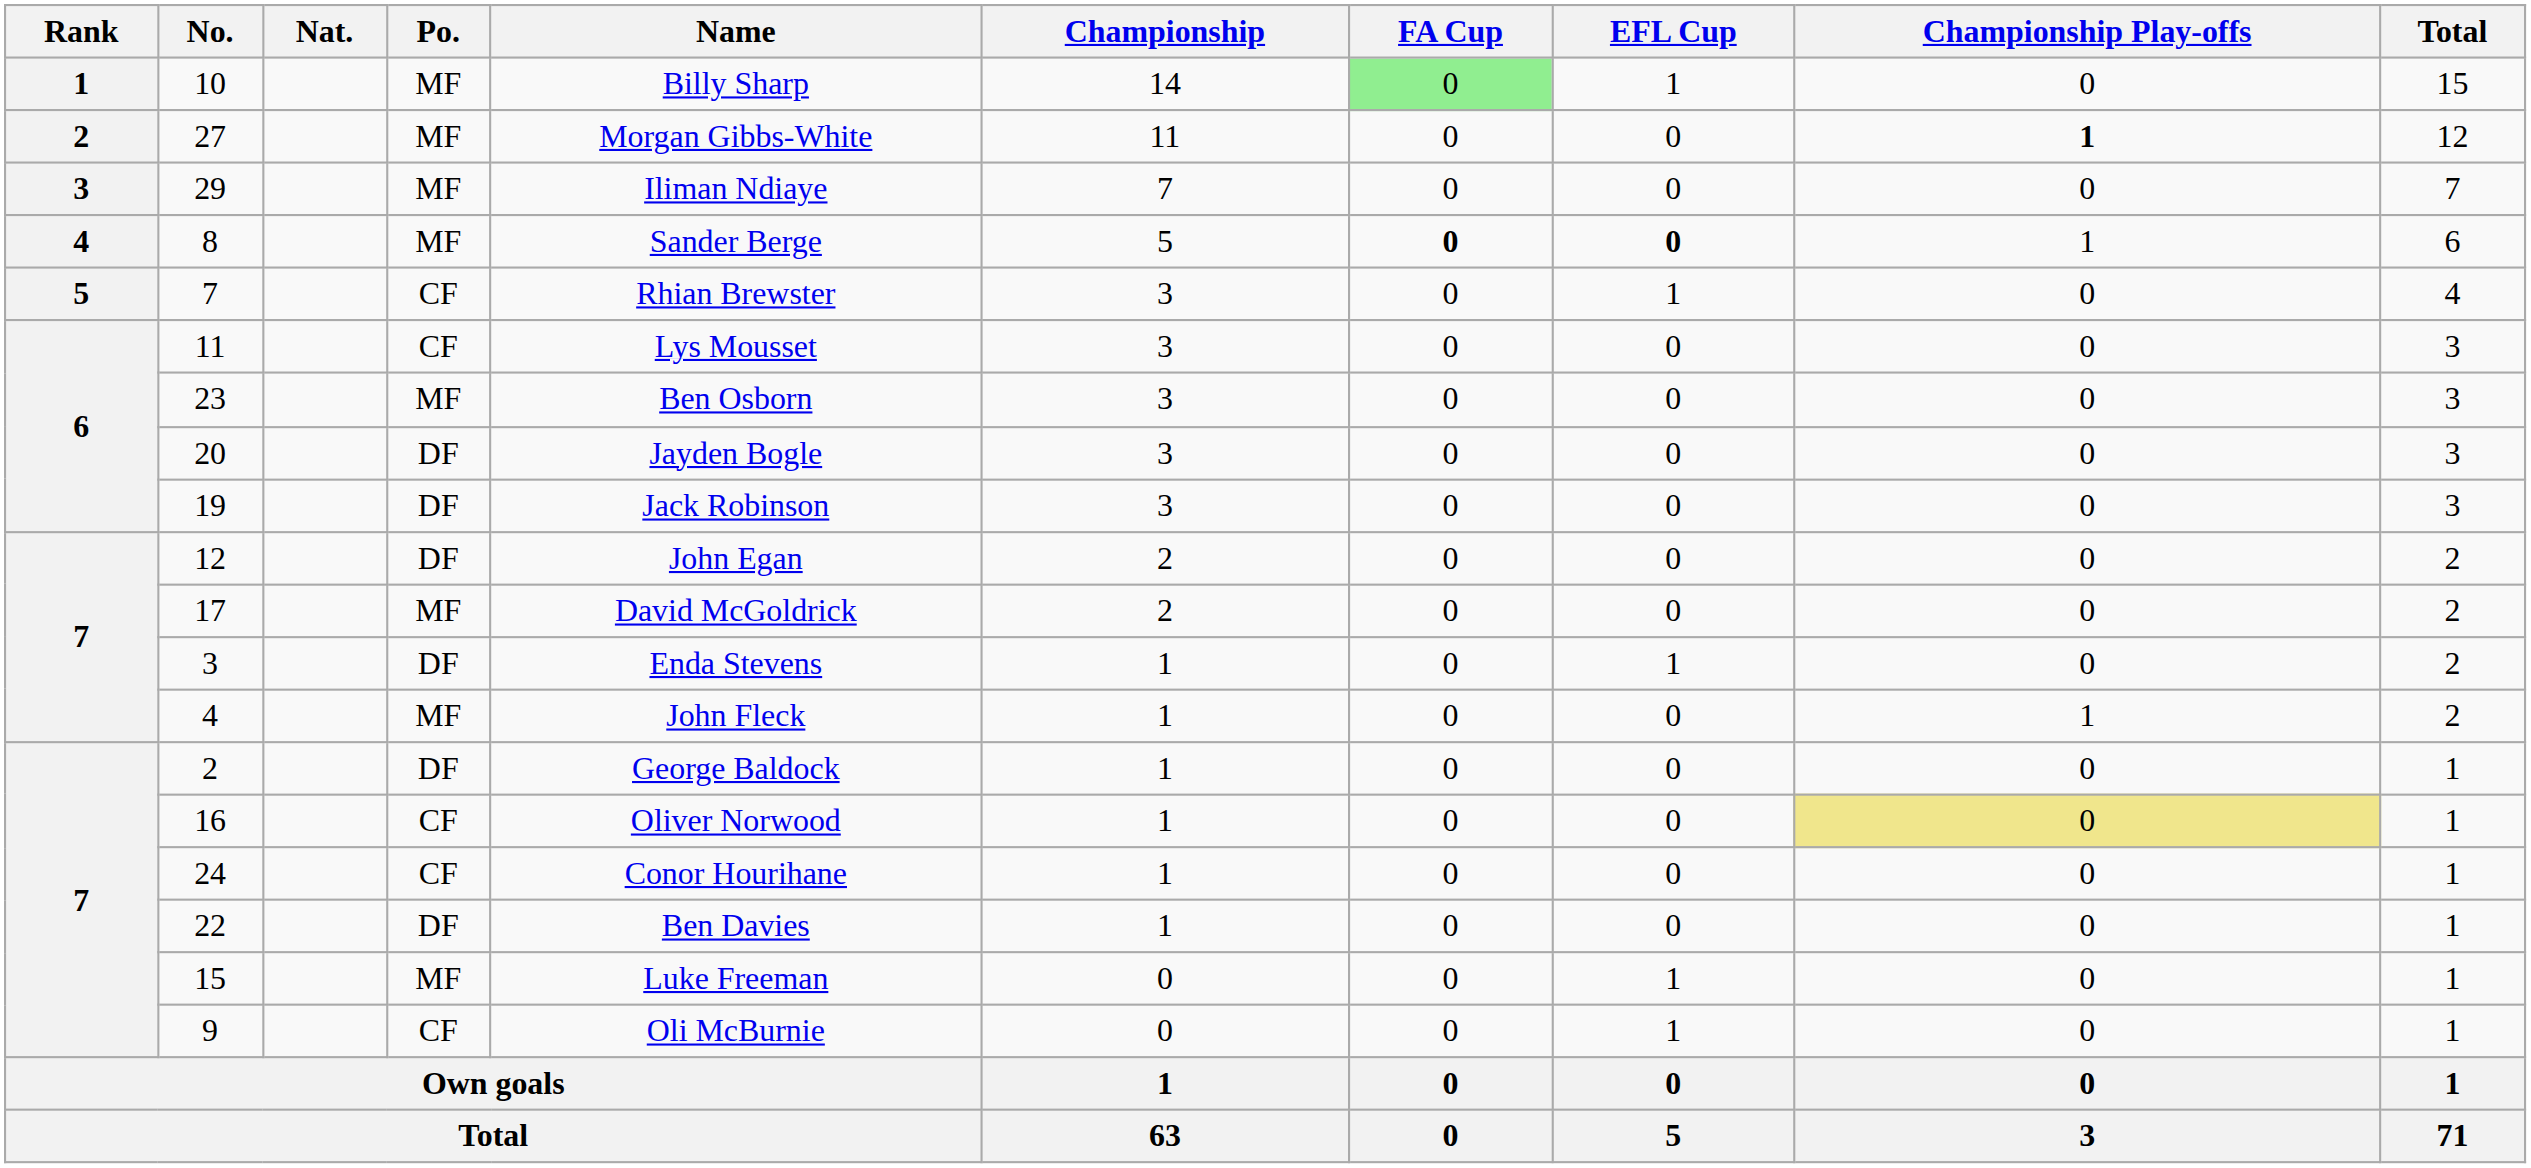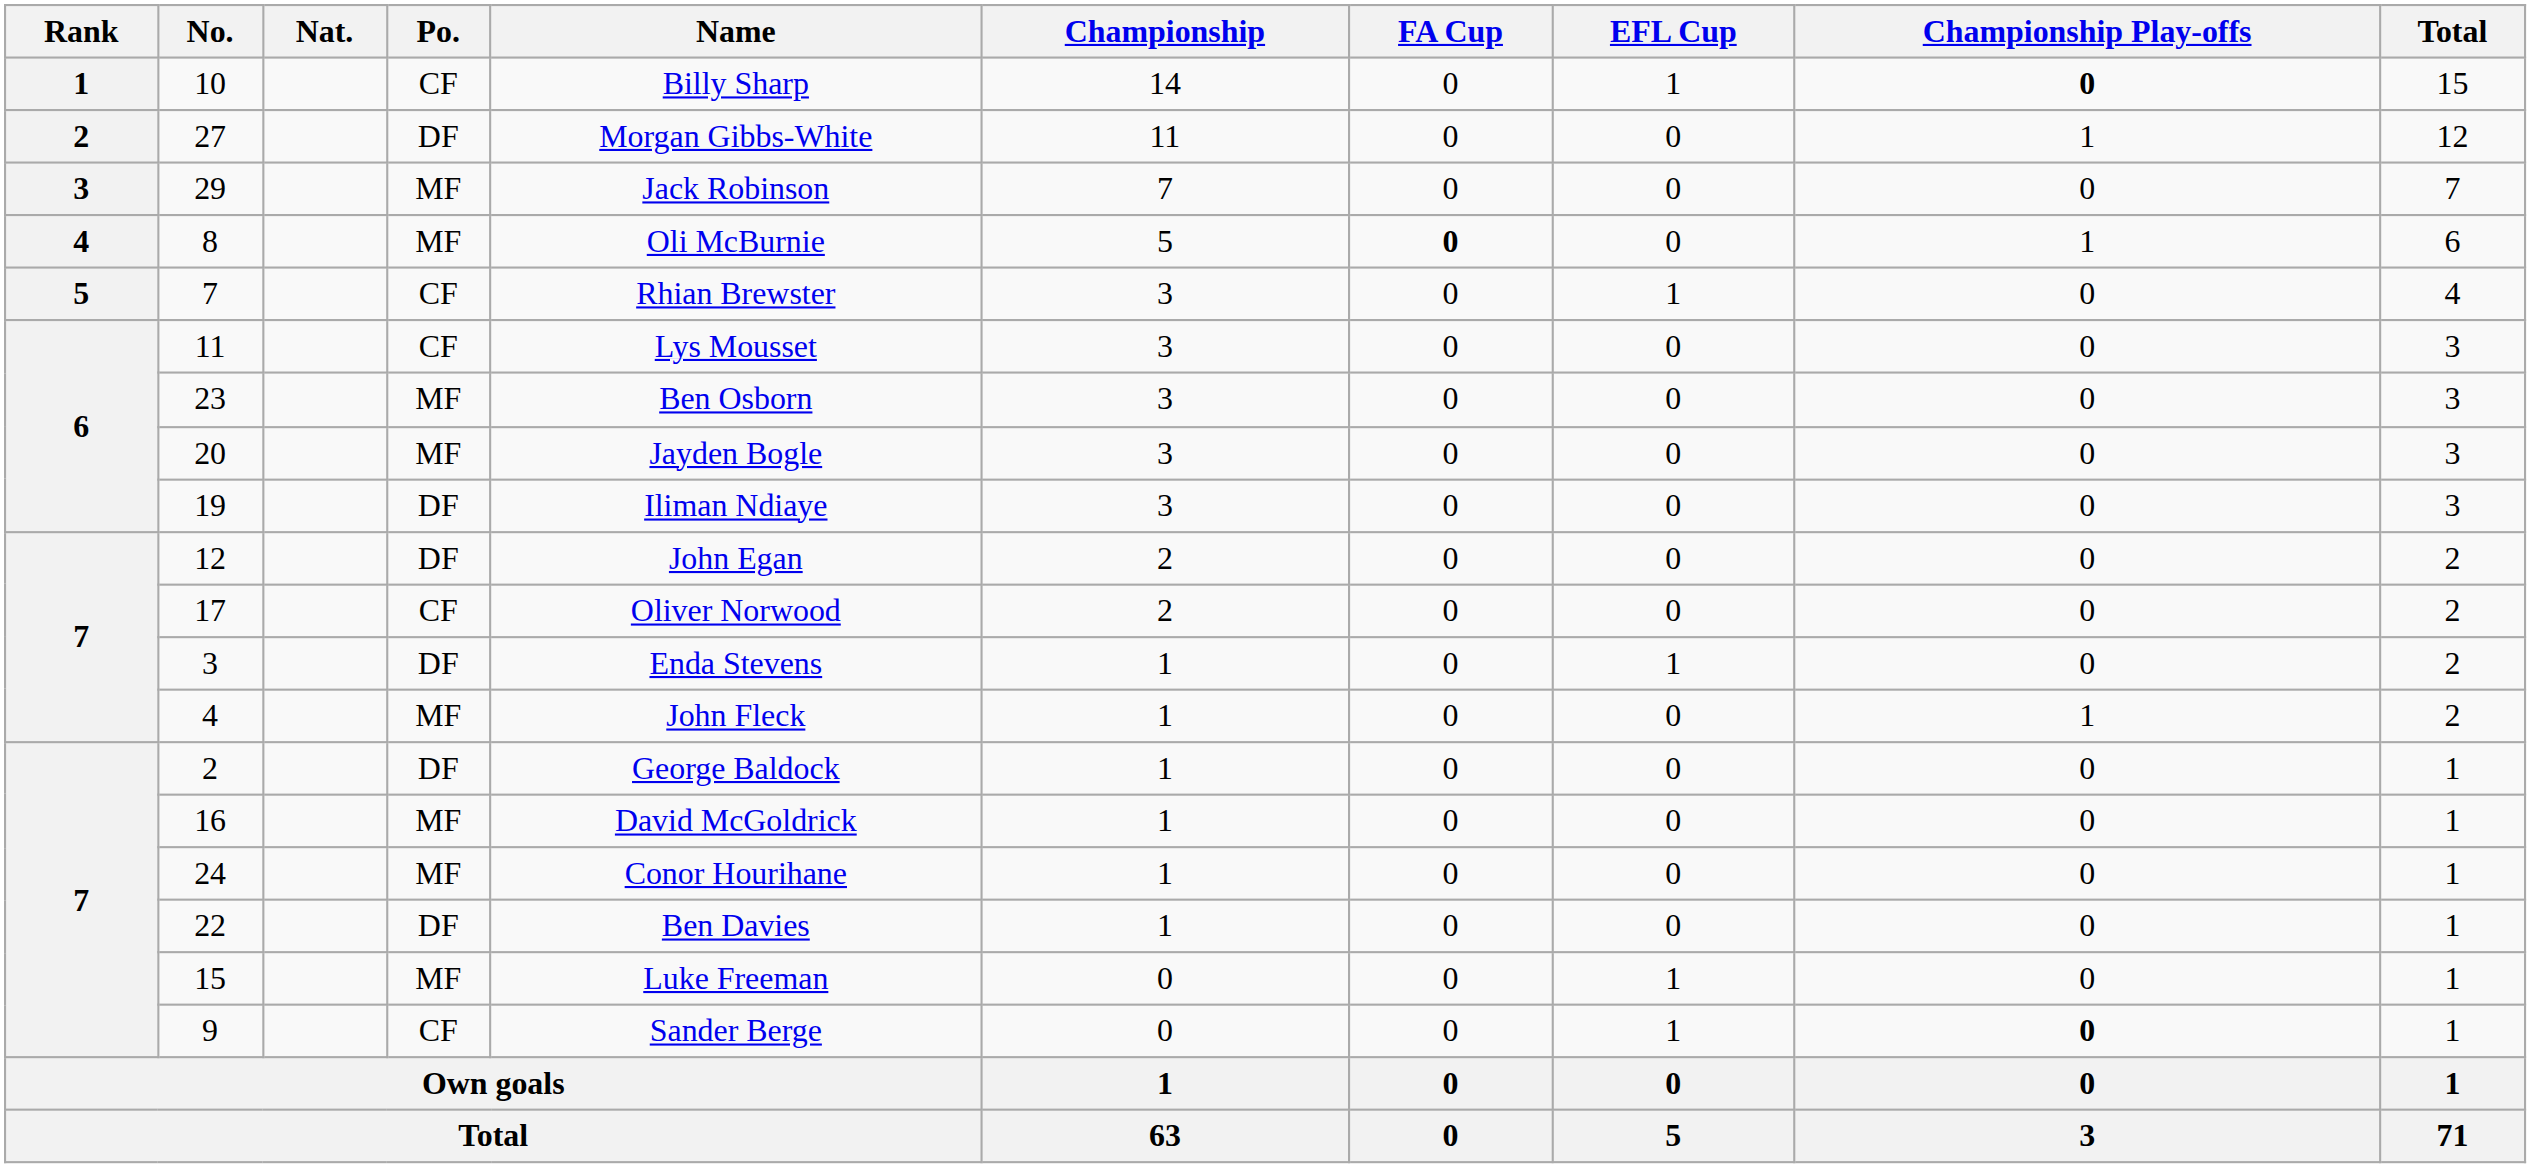(438, 83) MF -> (438, 83) CF
(1451, 83) lightgreen background -> (1451, 83) no background
(2087, 83) normal -> (2087, 83) bold
(438, 136) MF -> (438, 136) DF
(2087, 136) bold -> (2087, 136) normal
(736, 188) Iliman Ndiaye -> (736, 188) Jack Robinson
(736, 241) Sander Berge -> (736, 241) Oli McBurnie
(1673, 241) bold -> (1673, 241) normal
(438, 452) DF -> (438, 452) MF
(736, 504) Jack Robinson -> (736, 504) Iliman Ndiaye
(438, 609) MF -> (438, 609) CF
(736, 609) David McGoldrick -> (736, 609) Oliver Norwood
(438, 820) CF -> (438, 820) MF
(736, 820) Oliver Norwood -> (736, 820) David McGoldrick
(2087, 820) khaki background -> (2087, 820) no background
(438, 873) CF -> (438, 873) MF
(736, 1030) Oli McBurnie -> (736, 1030) Sander Berge
(2087, 1030) normal -> (2087, 1030) bold
